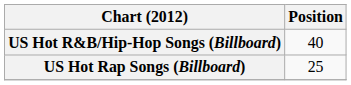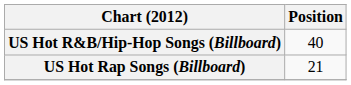(316, 67) 25 -> (316, 67) 21
